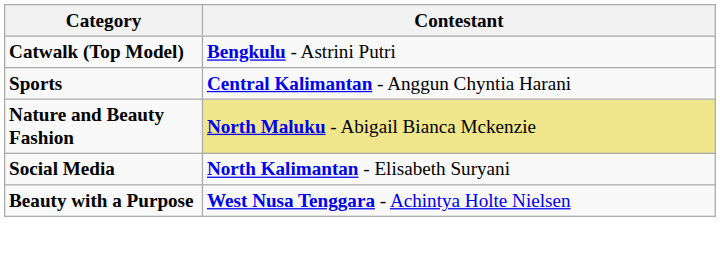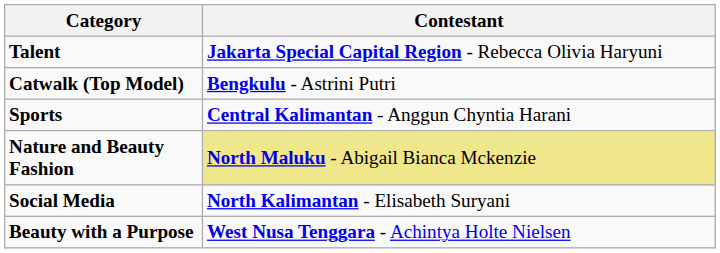+ row: (35, 52)
